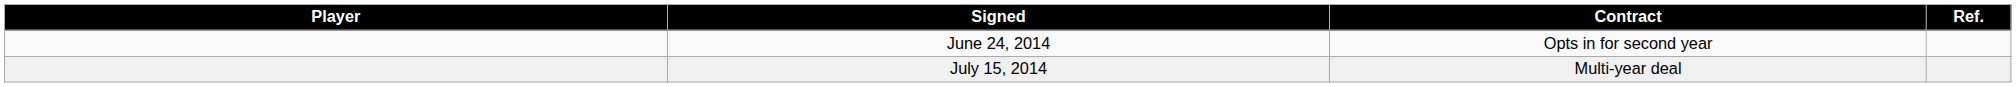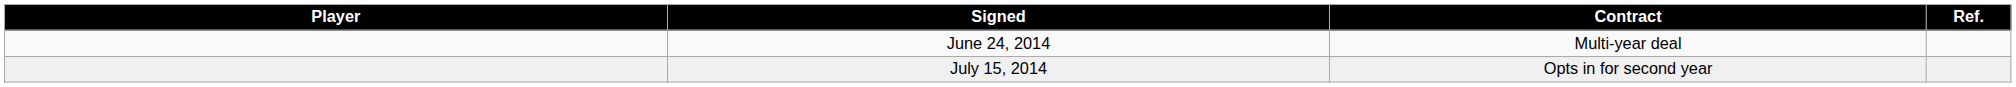(1628, 43) Opts in for second year -> (1628, 43) Multi-year deal
(1628, 69) Multi-year deal -> (1628, 69) Opts in for second year
